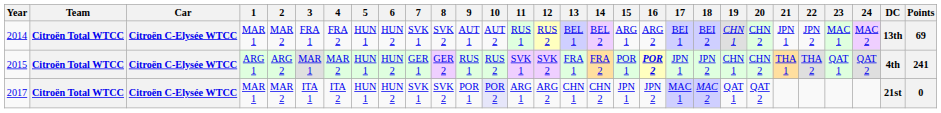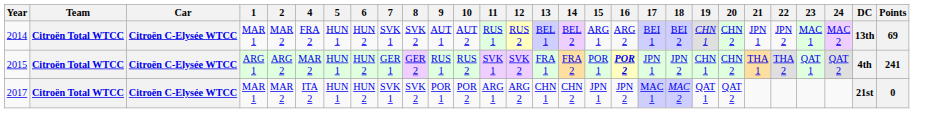- column: (310, 12)
(495, 92) lavender background -> (467, 92) no background
